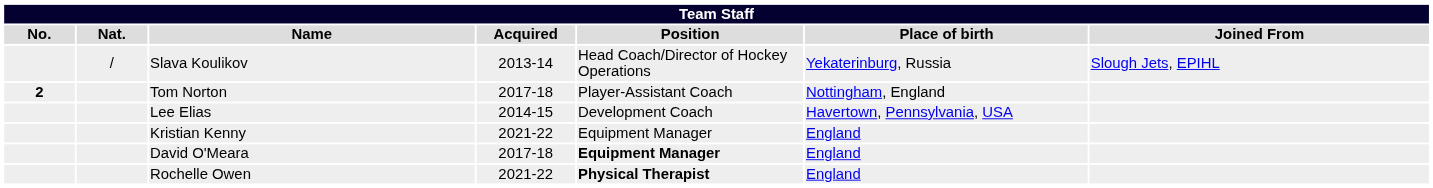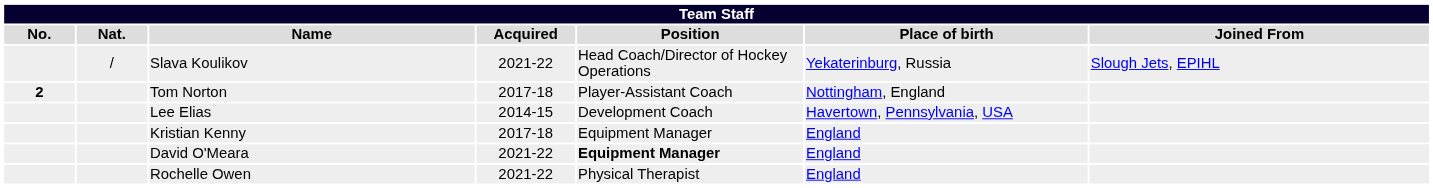(526, 63) 2013-14 -> (526, 63) 2021-22
(526, 133) 2021-22 -> (526, 133) 2017-18
(526, 153) 2017-18 -> (526, 153) 2021-22
(644, 174) bold -> (639, 174) normal
